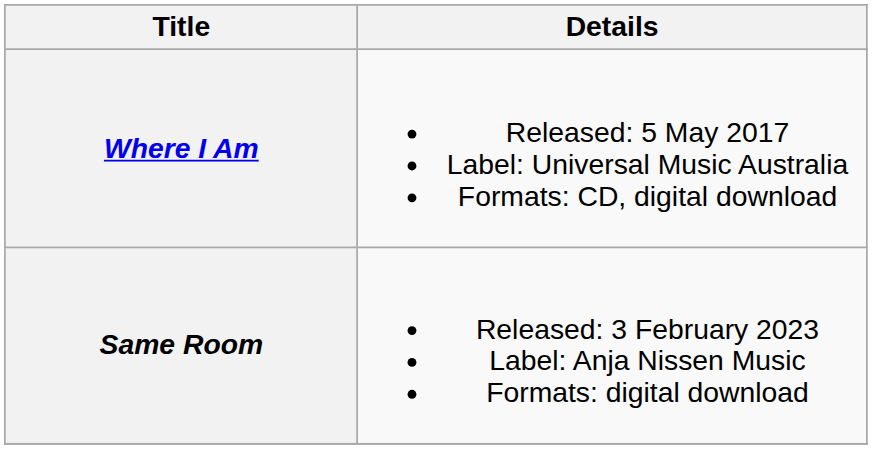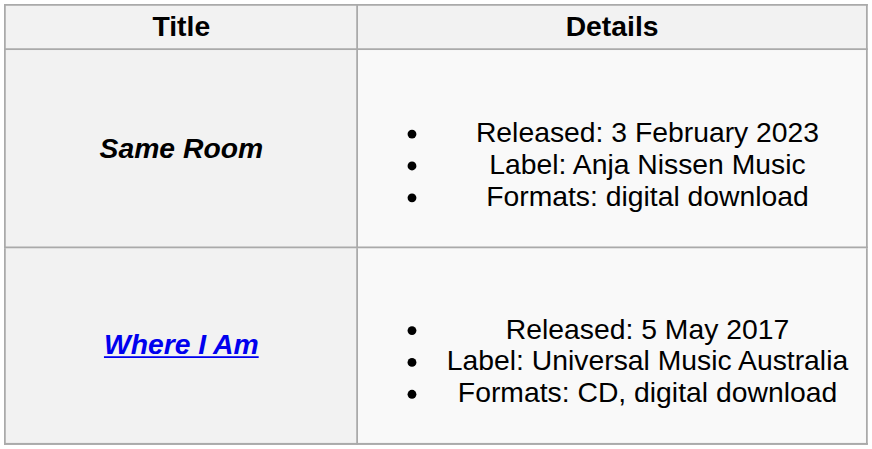rows swapped: (181, 147) <-> (181, 345)
